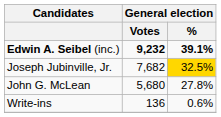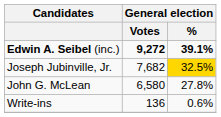(151, 49) 9,232 -> (151, 49) 9,272
(151, 85) 5,680 -> (151, 85) 6,580
